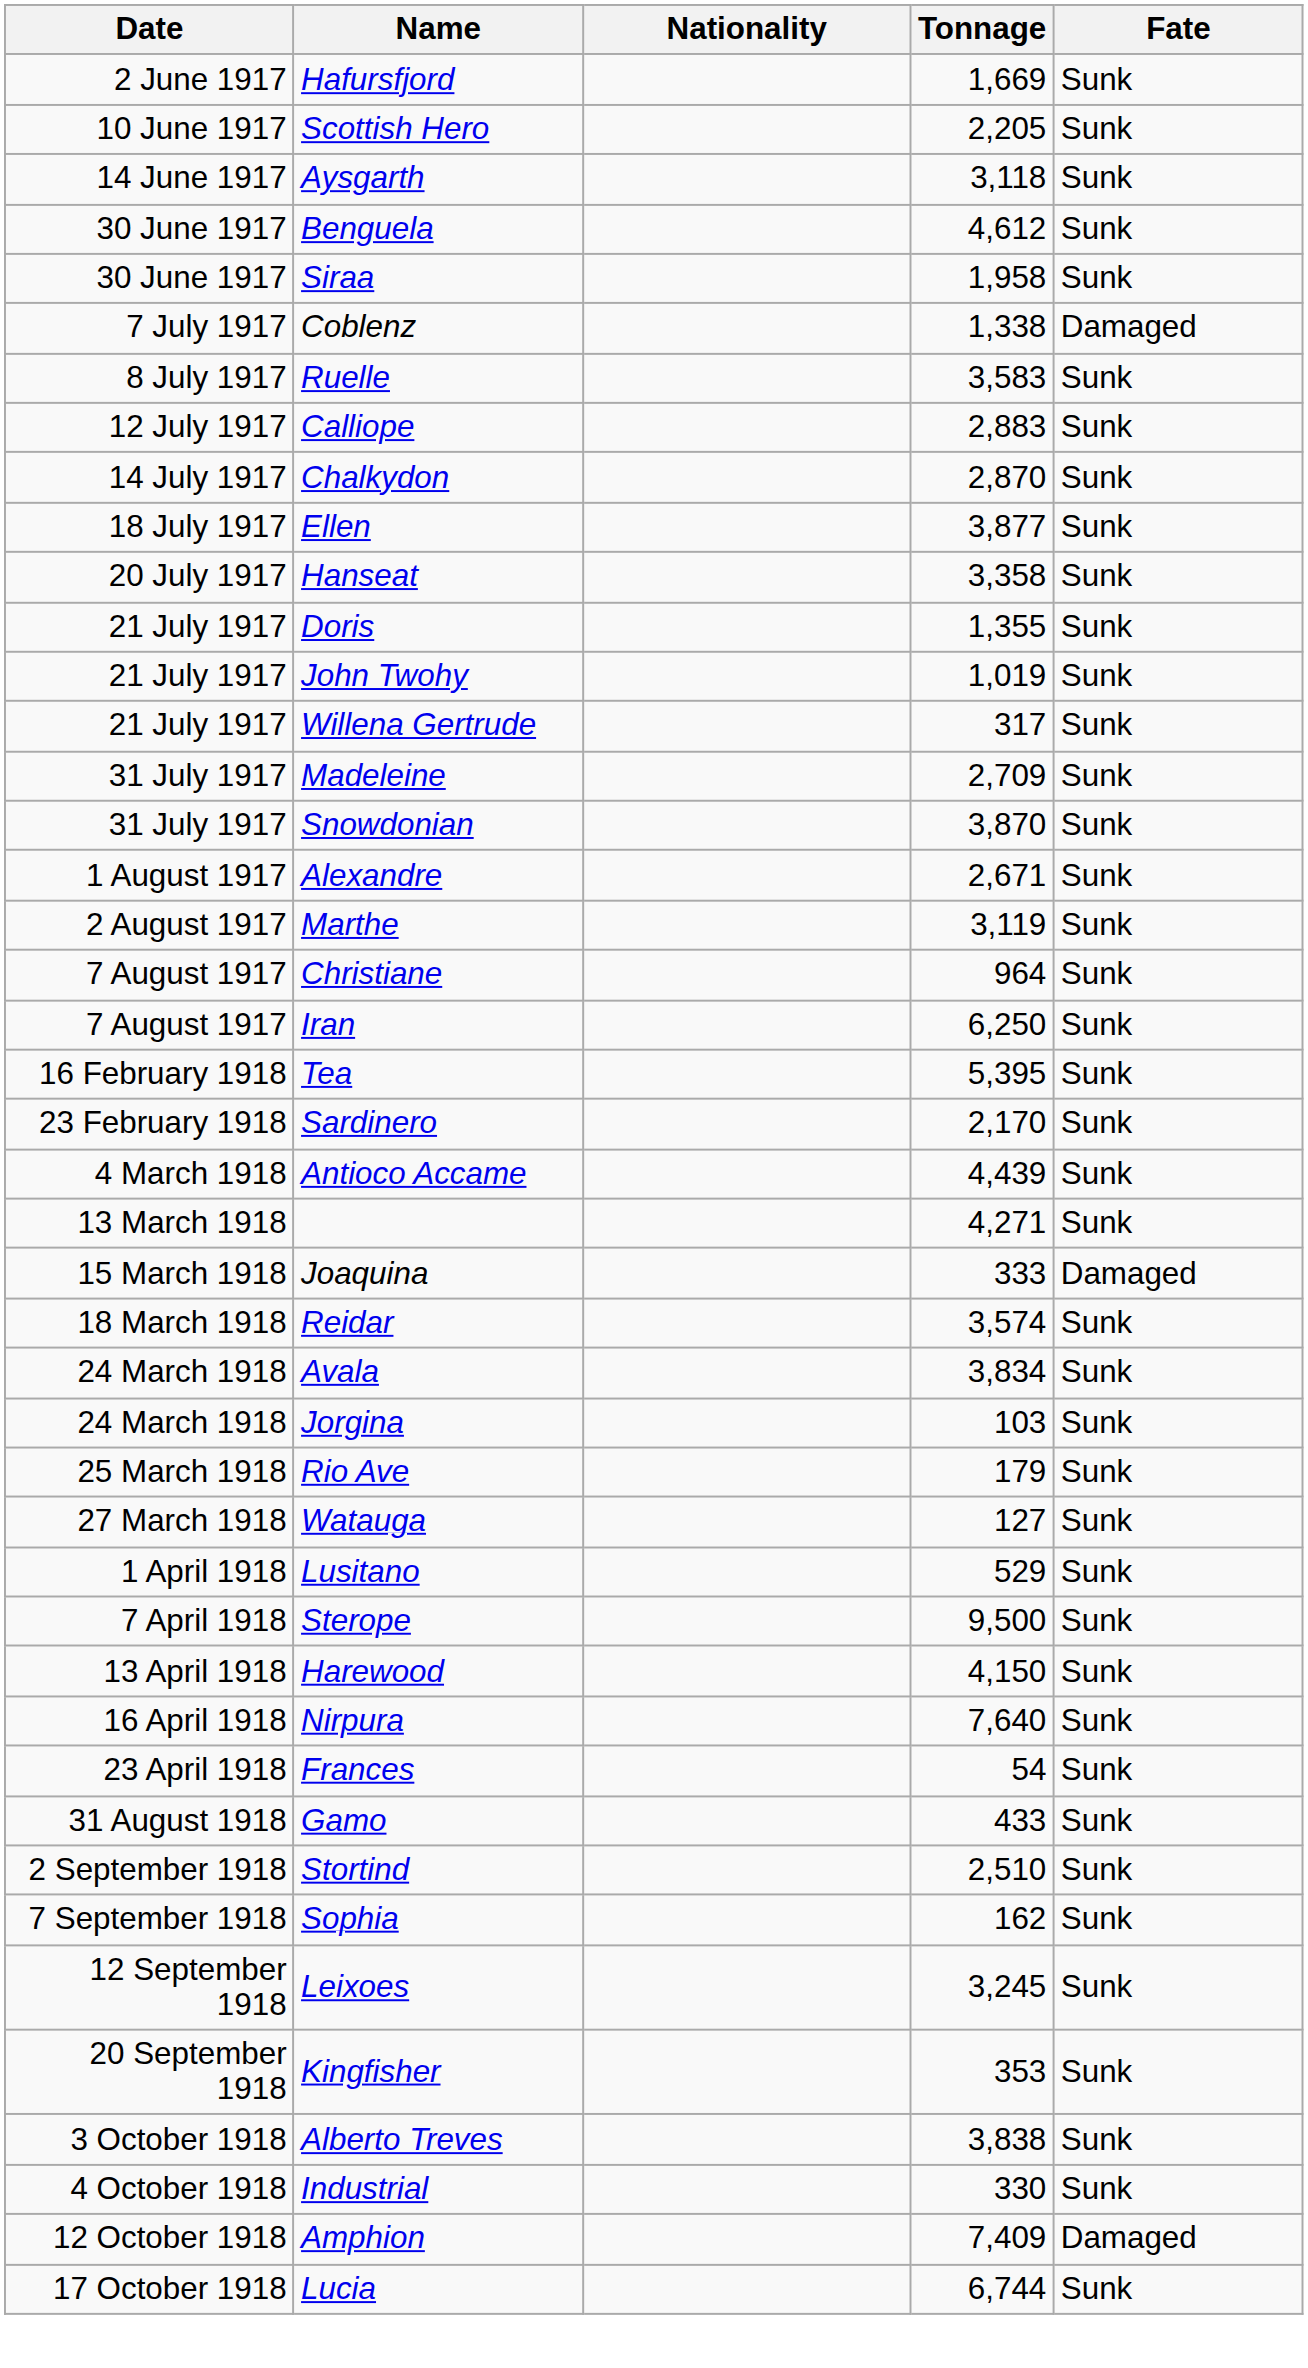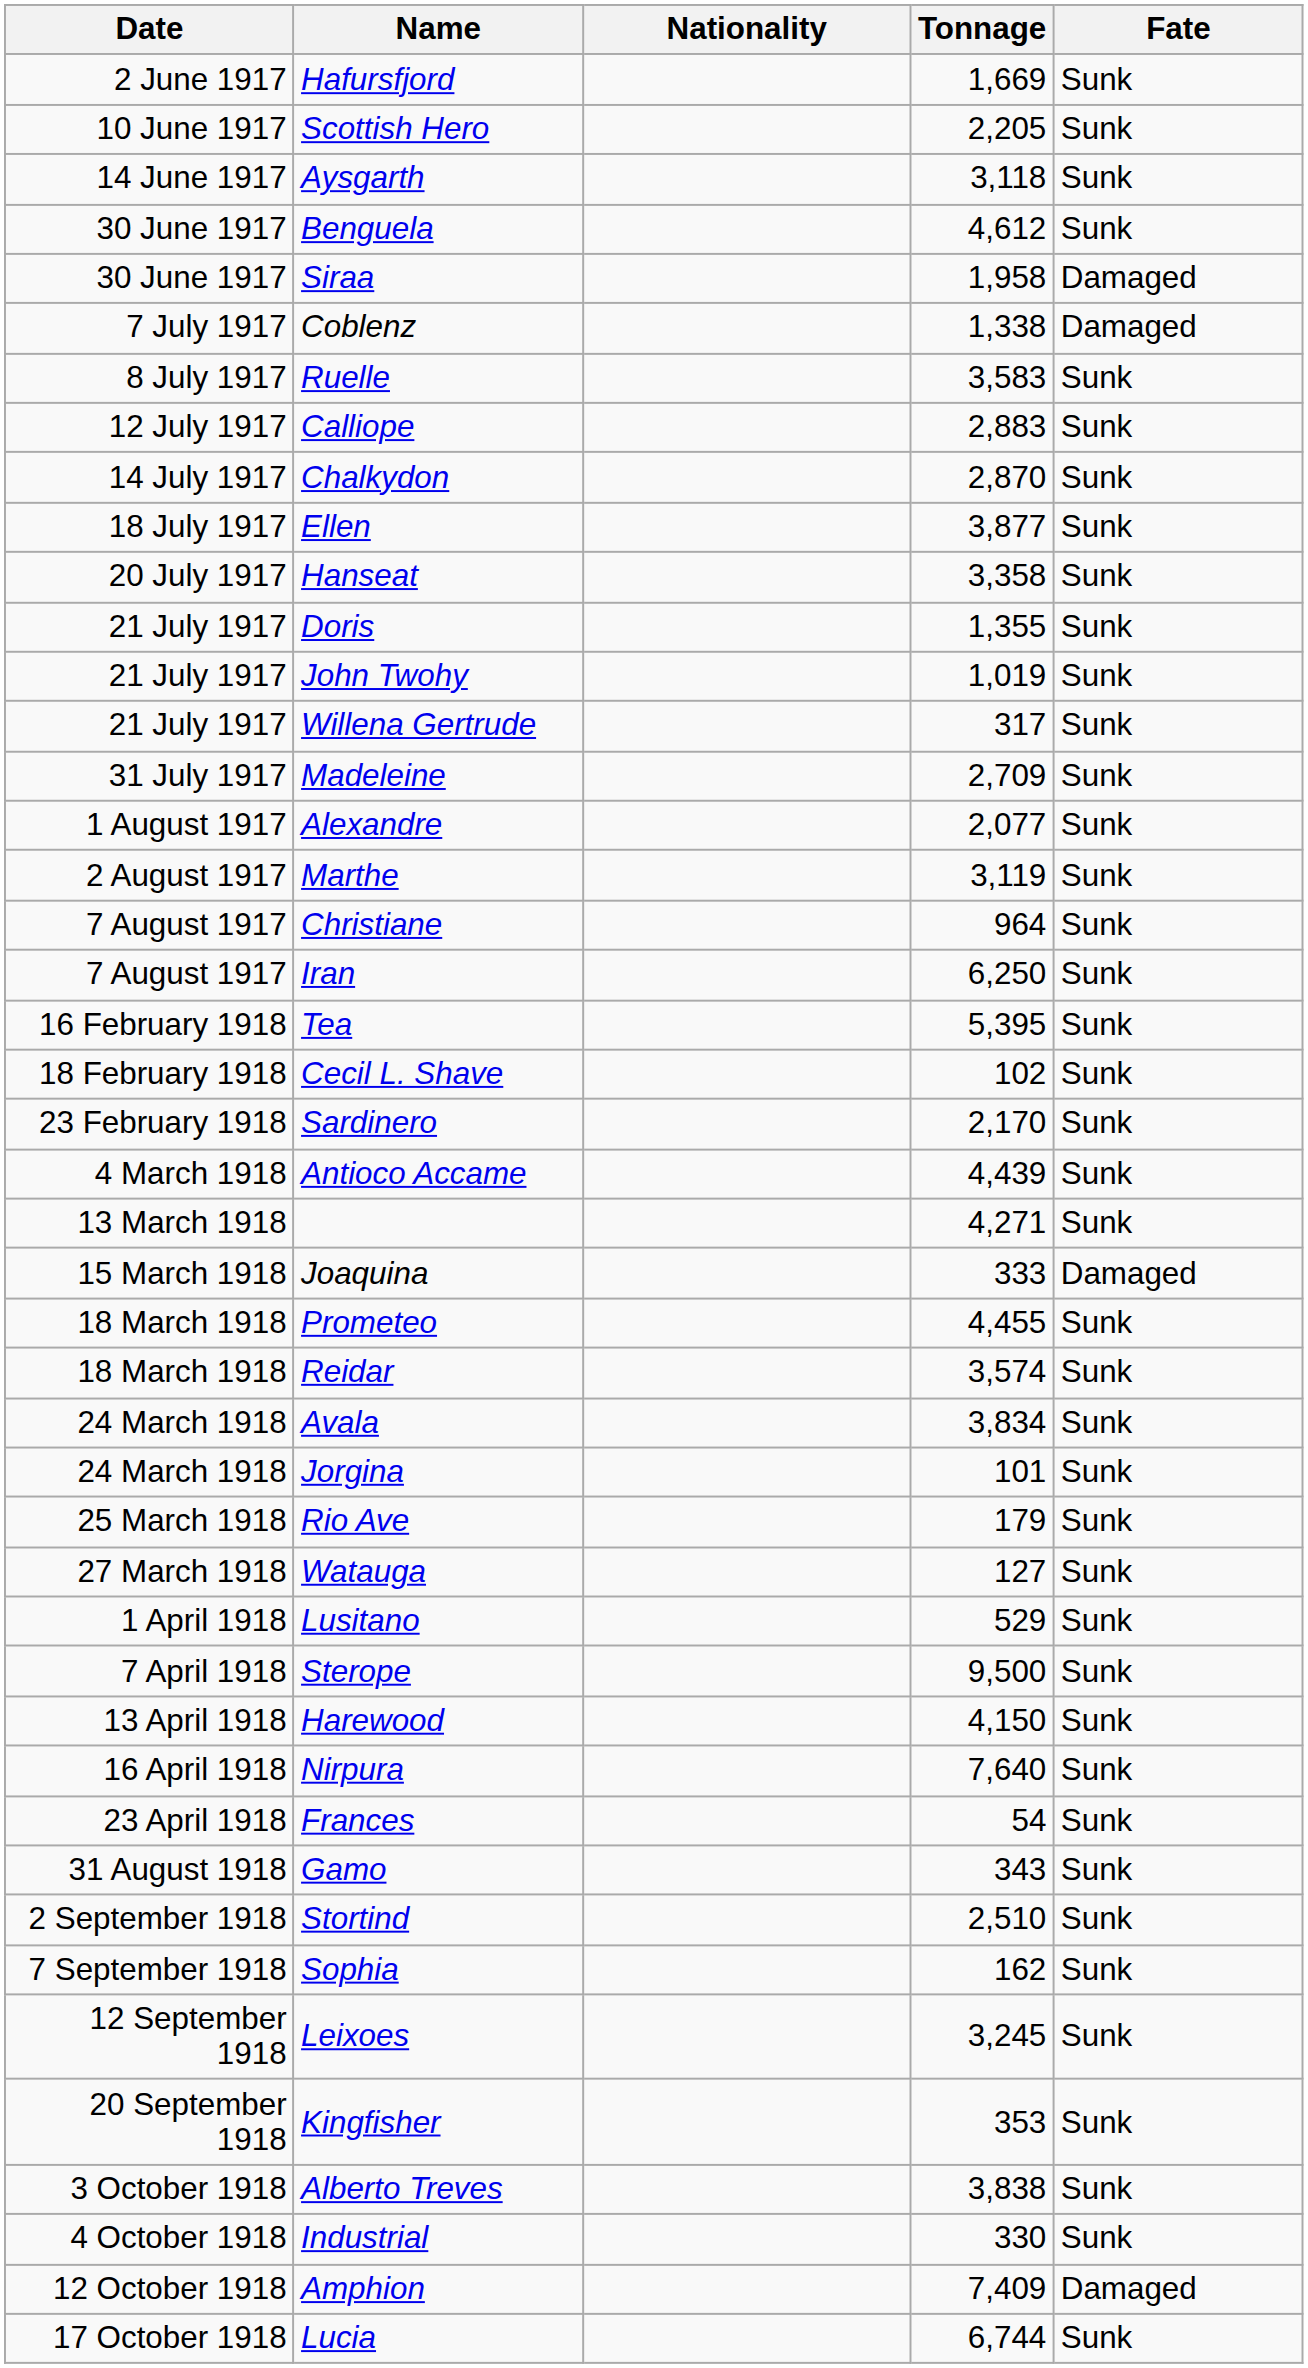(1097, 278) Sunk -> (1129, 278) Damaged
- row: (387, 825)
(1007, 874) 2,671 -> (1007, 825) 2,077
+ row: (402, 1073)
+ row: (369, 1322)
(1020, 1421) 103 -> (1020, 1471) 101
(1020, 1819) 433 -> (1020, 1869) 343
